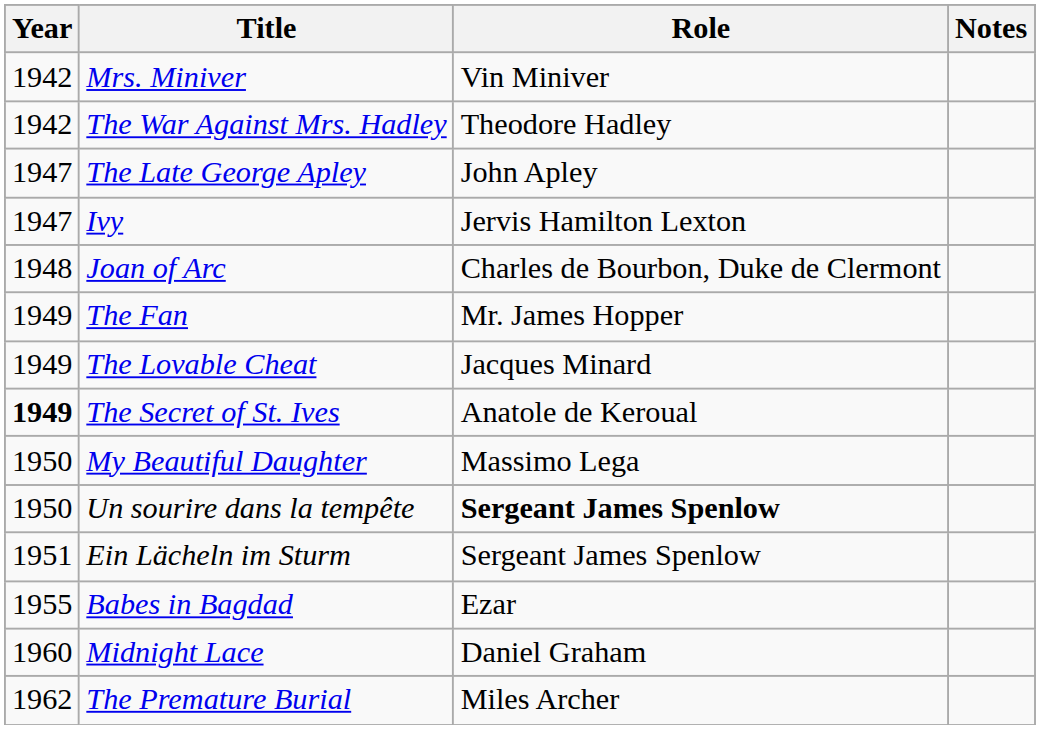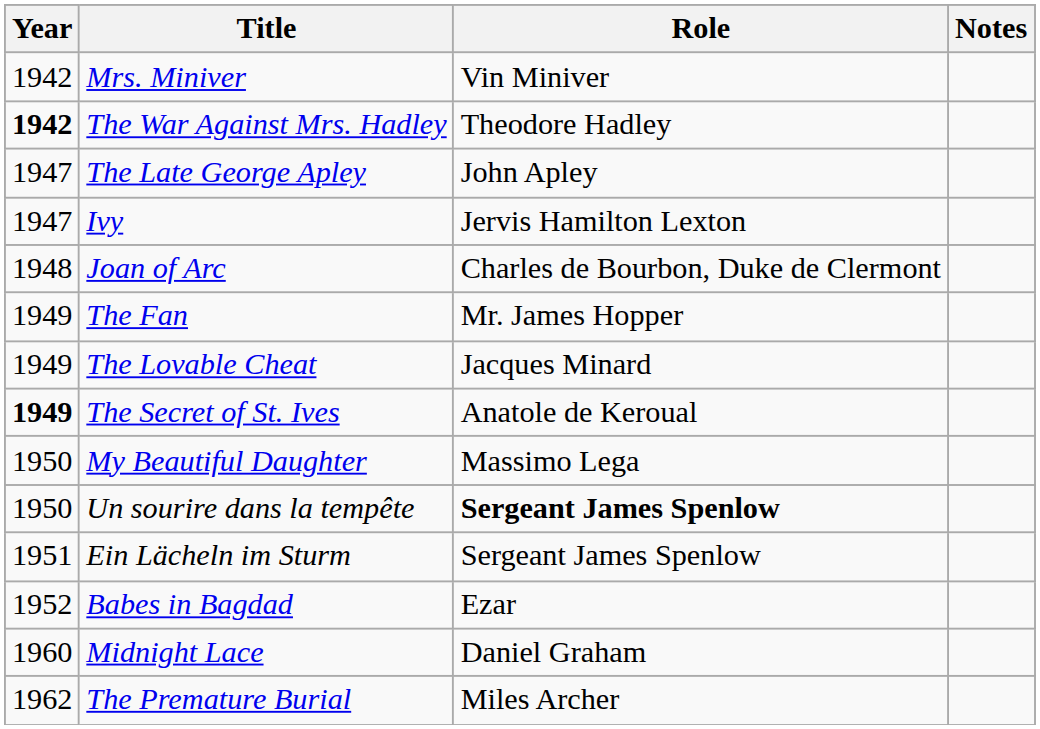(42, 124) normal -> (42, 124) bold
(42, 603) 1955 -> (42, 603) 1952
